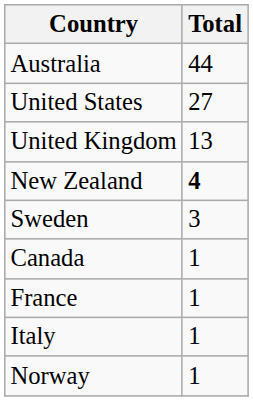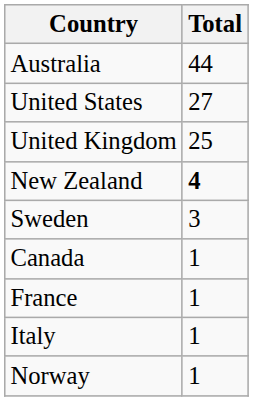(200, 141) 13 -> (200, 141) 25
